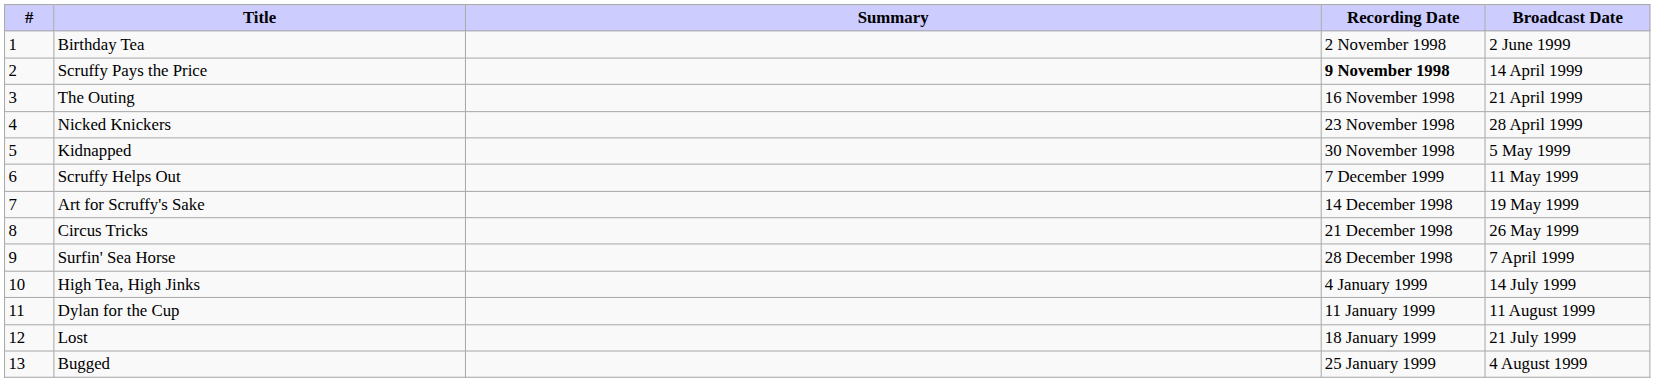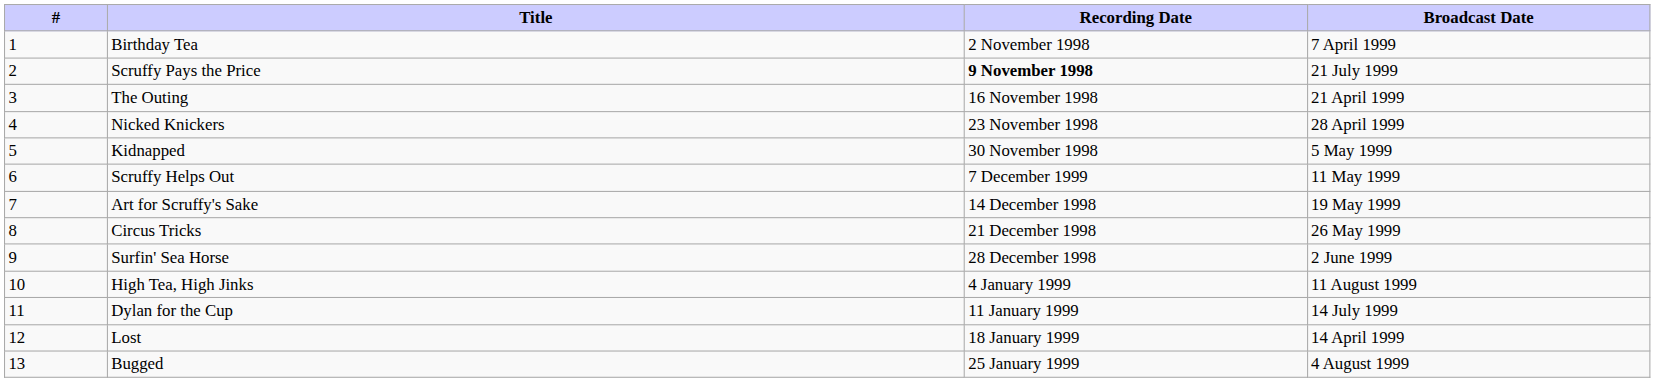- column: (893, 17)
(1530, 44) 2 June 1999 -> (1354, 44) 7 April 1999
(1536, 71) 14 April 1999 -> (1354, 71) 21 July 1999
(1532, 257) 7 April 1999 -> (1352, 257) 2 June 1999
(1533, 284) 14 July 1999 -> (1364, 284) 11 August 1999
(1542, 310) 11 August 1999 -> (1354, 310) 14 July 1999
(1533, 337) 21 July 1999 -> (1358, 337) 14 April 1999
